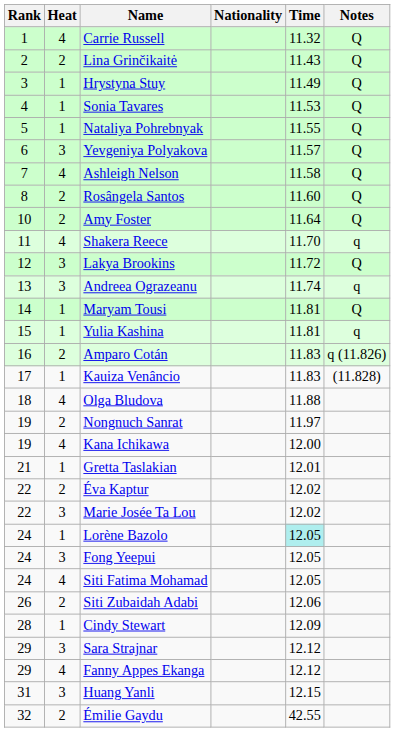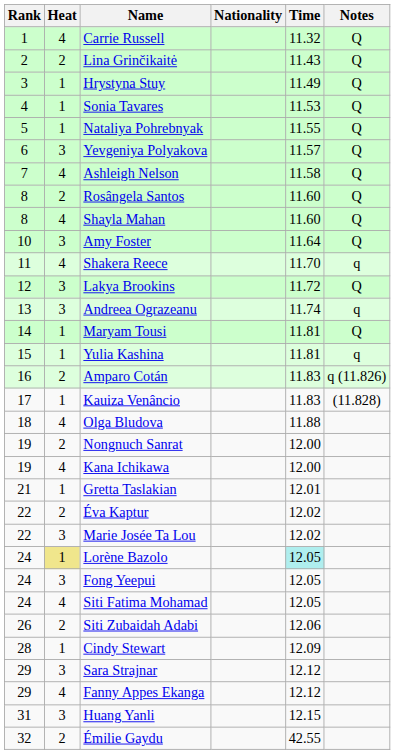+ row: (124, 219)
(62, 219) 2 -> (62, 241) 3
(305, 422) 11.97 -> (305, 444) 12.00
(62, 535) no background -> (62, 557) khaki background
